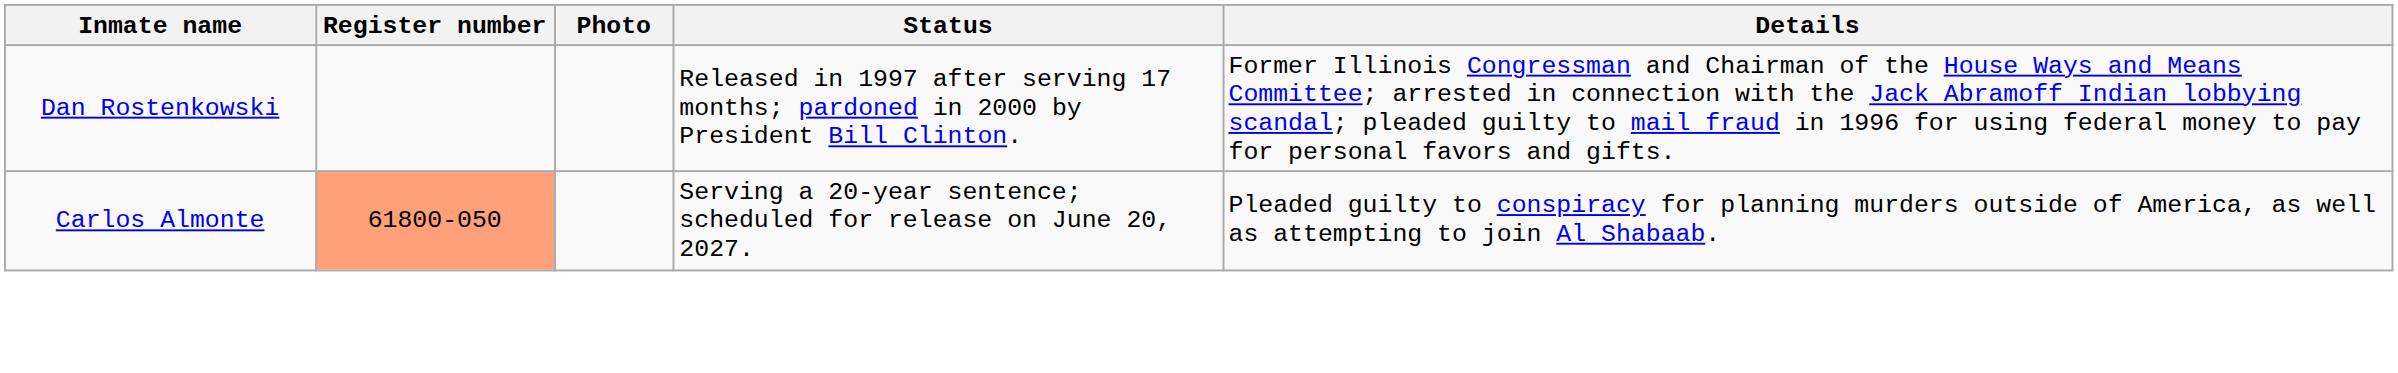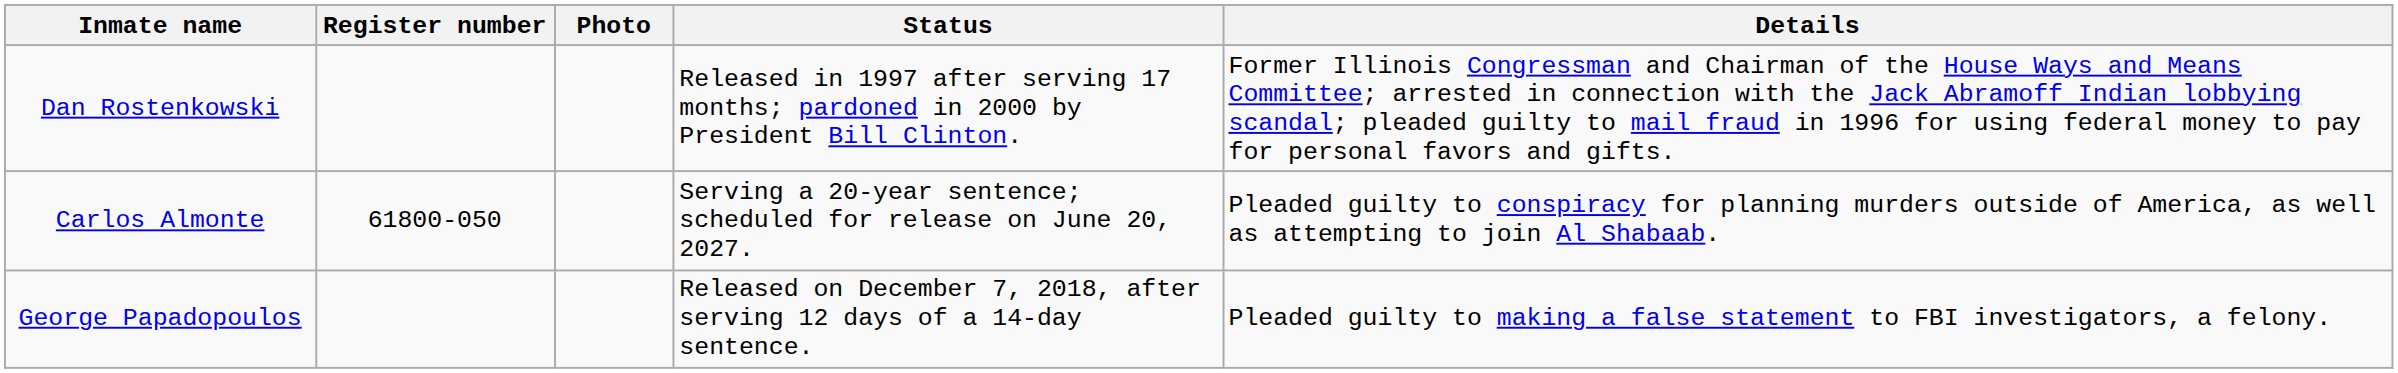(435, 221) lightsalmon background -> (435, 221) no background
+ row: (160, 318)
